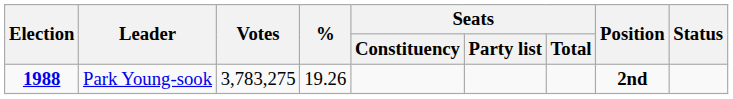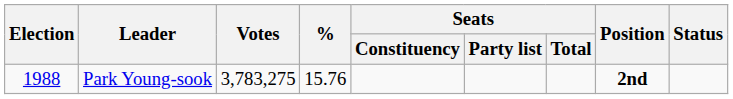(42, 78) bold -> (42, 78) normal
(325, 78) 19.26 -> (325, 78) 15.76
